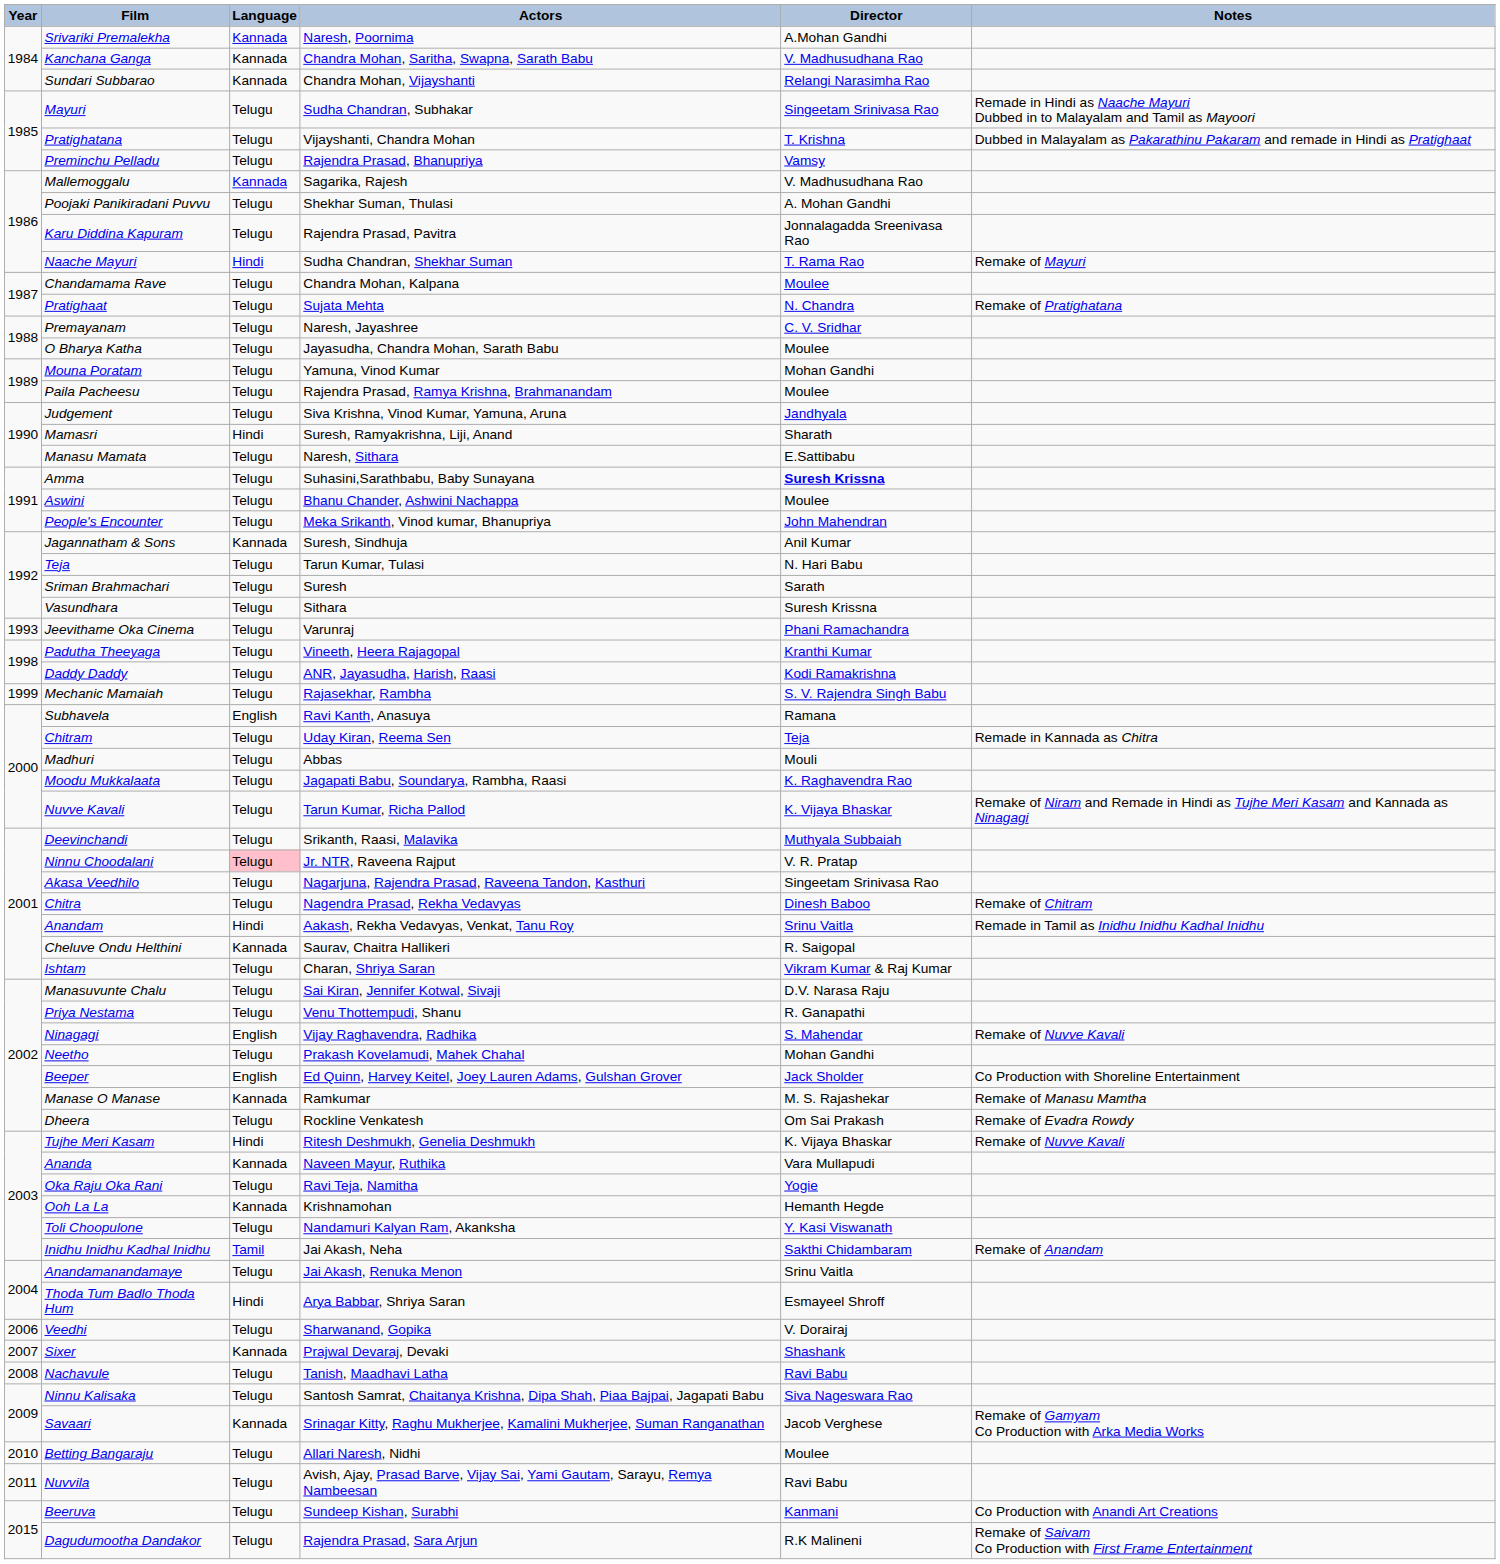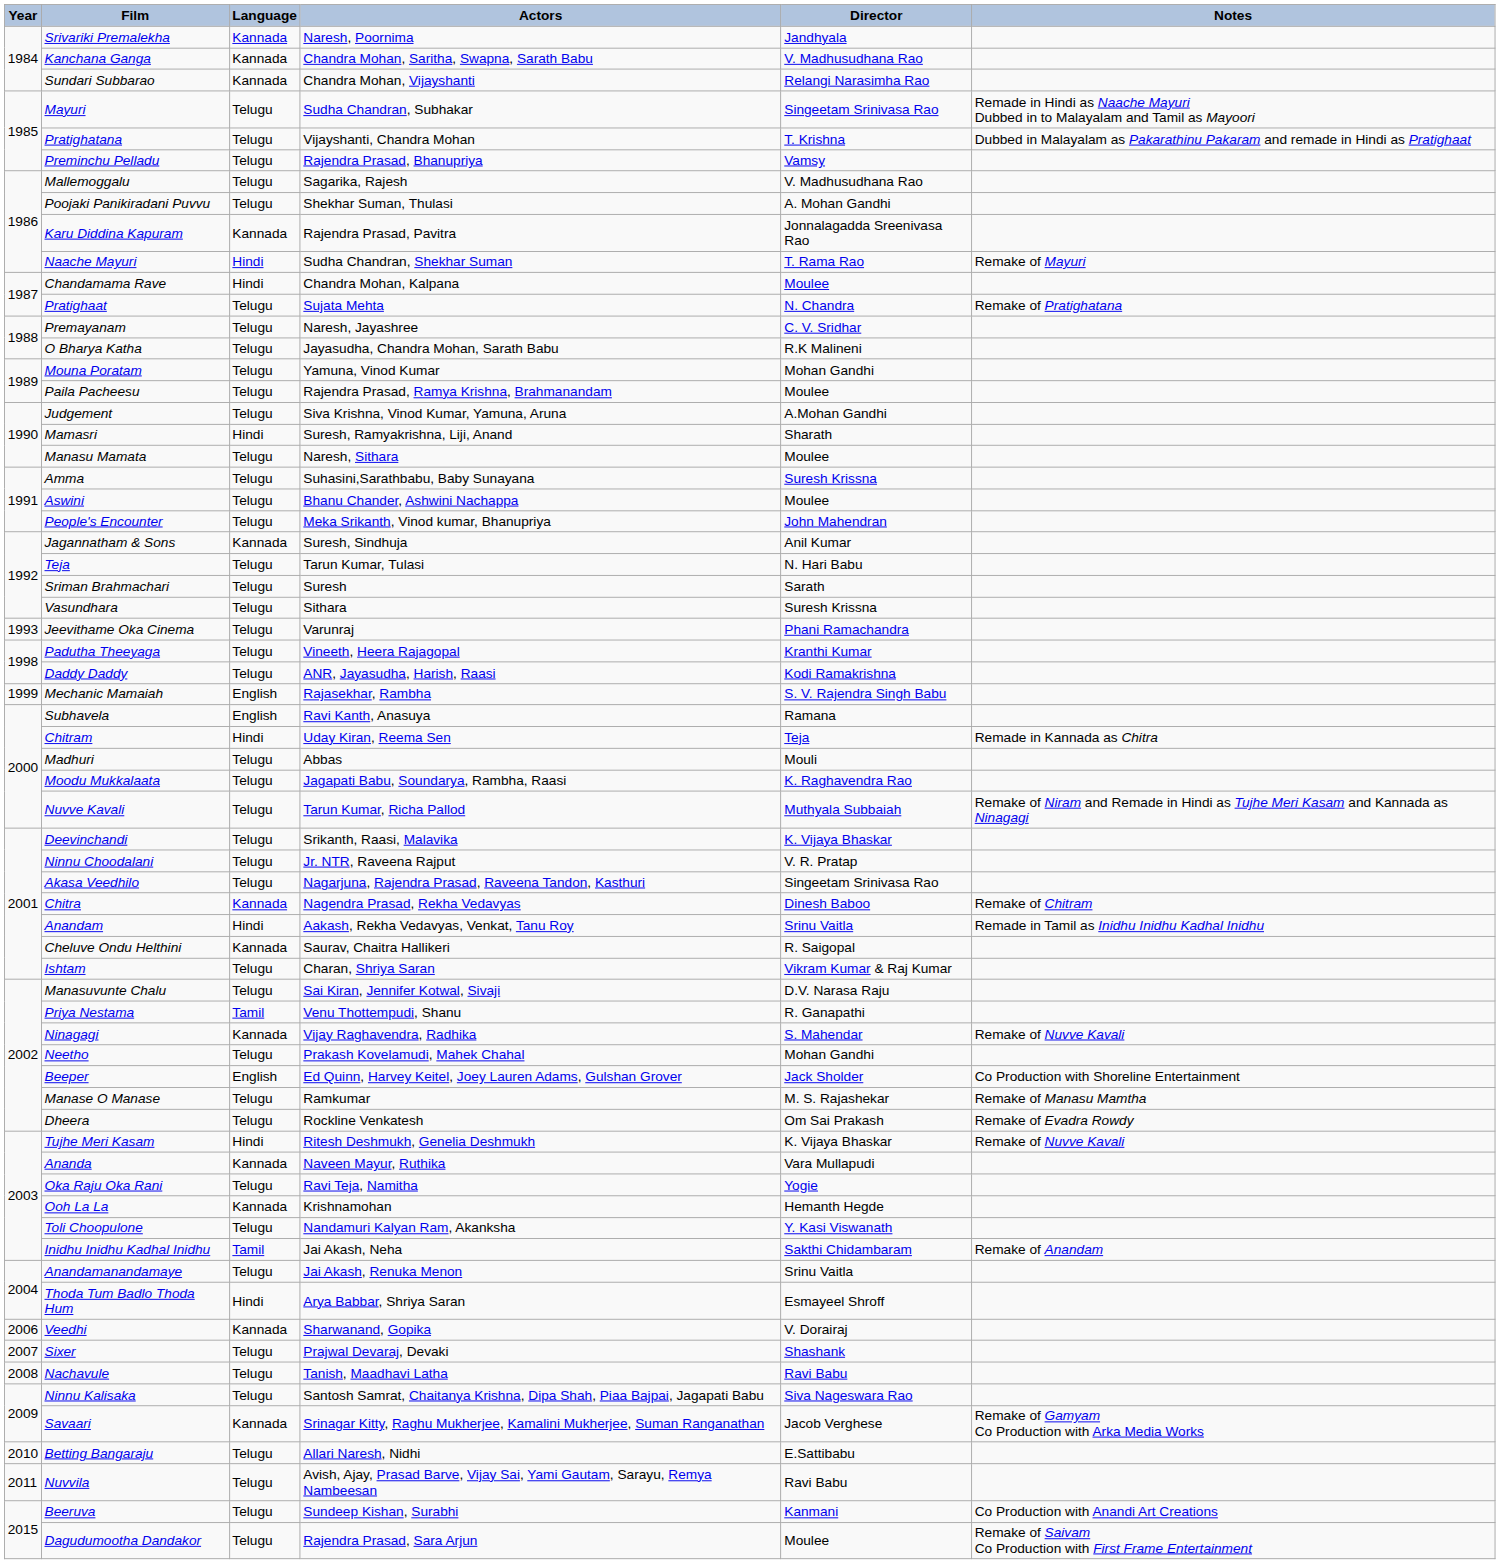(836, 37) A.Mohan Gandhi -> (815, 37) Jandhyala
(260, 182) Kannada -> (252, 182) Telugu
(252, 233) Telugu -> (260, 233) Kannada
(252, 284) Telugu -> (248, 284) Hindi
(807, 349) Moulee -> (823, 349) R.K Malineni
(815, 413) Jandhyala -> (836, 413) A.Mohan Gandhi
(820, 457) E.Sattibabu -> (807, 457) Moulee
(834, 478) bold -> (831, 478) normal
(252, 694) Telugu -> (255, 694) English
(252, 738) Telugu -> (248, 738) Hindi
(838, 810) K. Vijaya Bhaskar -> (843, 810) Muthyala Subbaiah
(843, 839) Muthyala Subbaiah -> (838, 839) K. Vijaya Bhaskar
(252, 861) pink background -> (252, 861) no background
(252, 904) Telugu -> (260, 904) Kannada
(252, 1012) Telugu -> (248, 1012) Tamil
(255, 1034) English -> (260, 1034) Kannada
(260, 1099) Kannada -> (252, 1099) Telugu
(252, 1330) Telugu -> (260, 1330) Kannada
(260, 1352) Kannada -> (252, 1352) Telugu
(807, 1453) Moulee -> (820, 1453) E.Sattibabu
(823, 1541) R.K Malineni -> (807, 1541) Moulee
